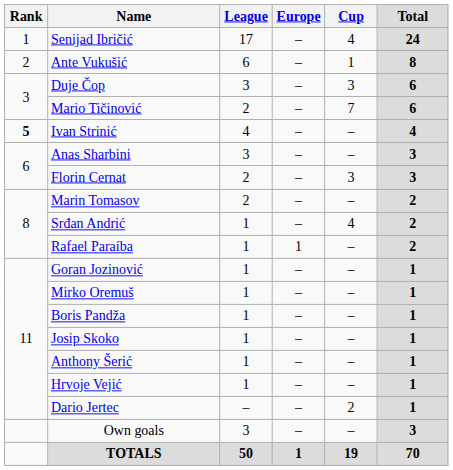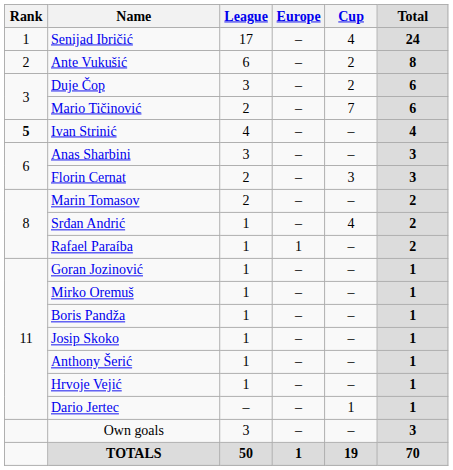(351, 62) 1 -> (351, 62) 2
(351, 85) 3 -> (351, 85) 2
(351, 408) 2 -> (351, 408) 1
